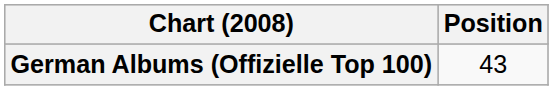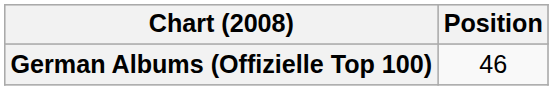(493, 64) 43 -> (493, 64) 46
